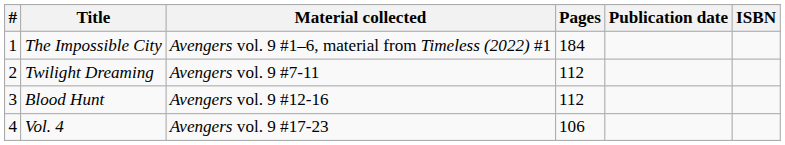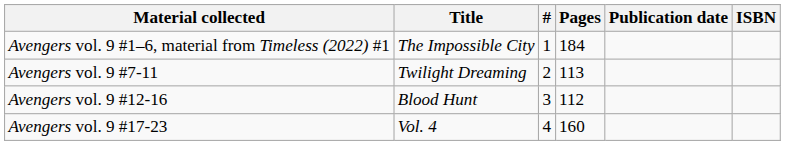columns swapped: (13, 18) <-> (360, 18)
(572, 72) 112 -> (572, 72) 113
(572, 126) 106 -> (572, 126) 160
